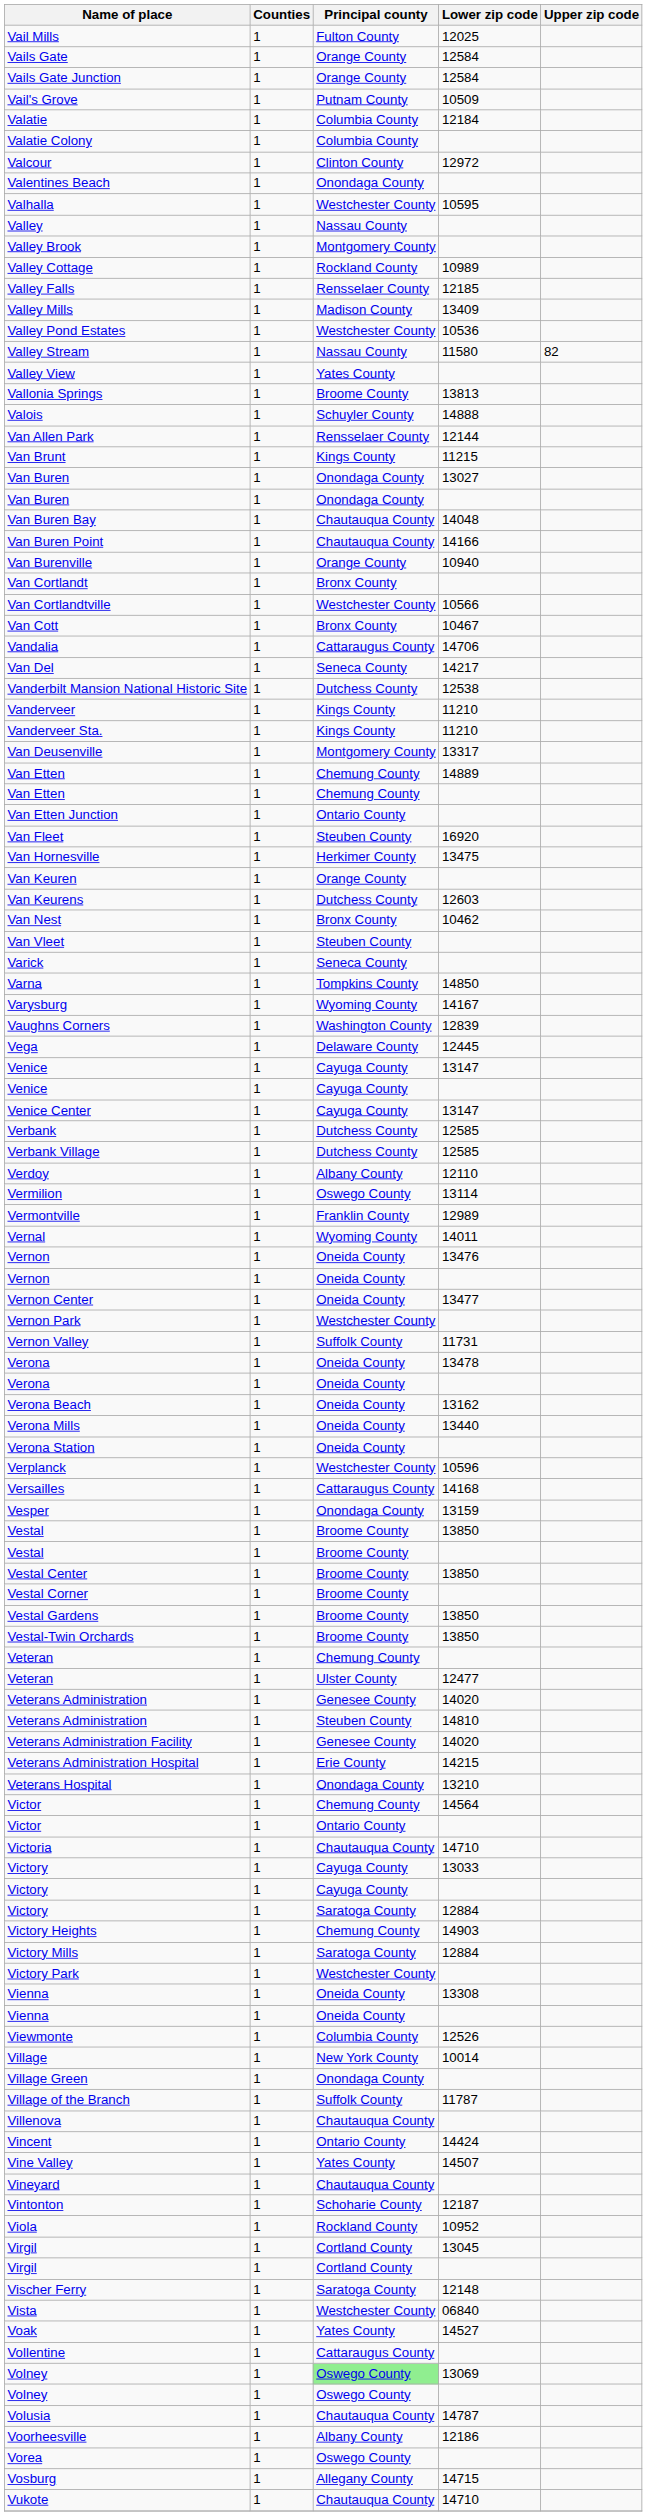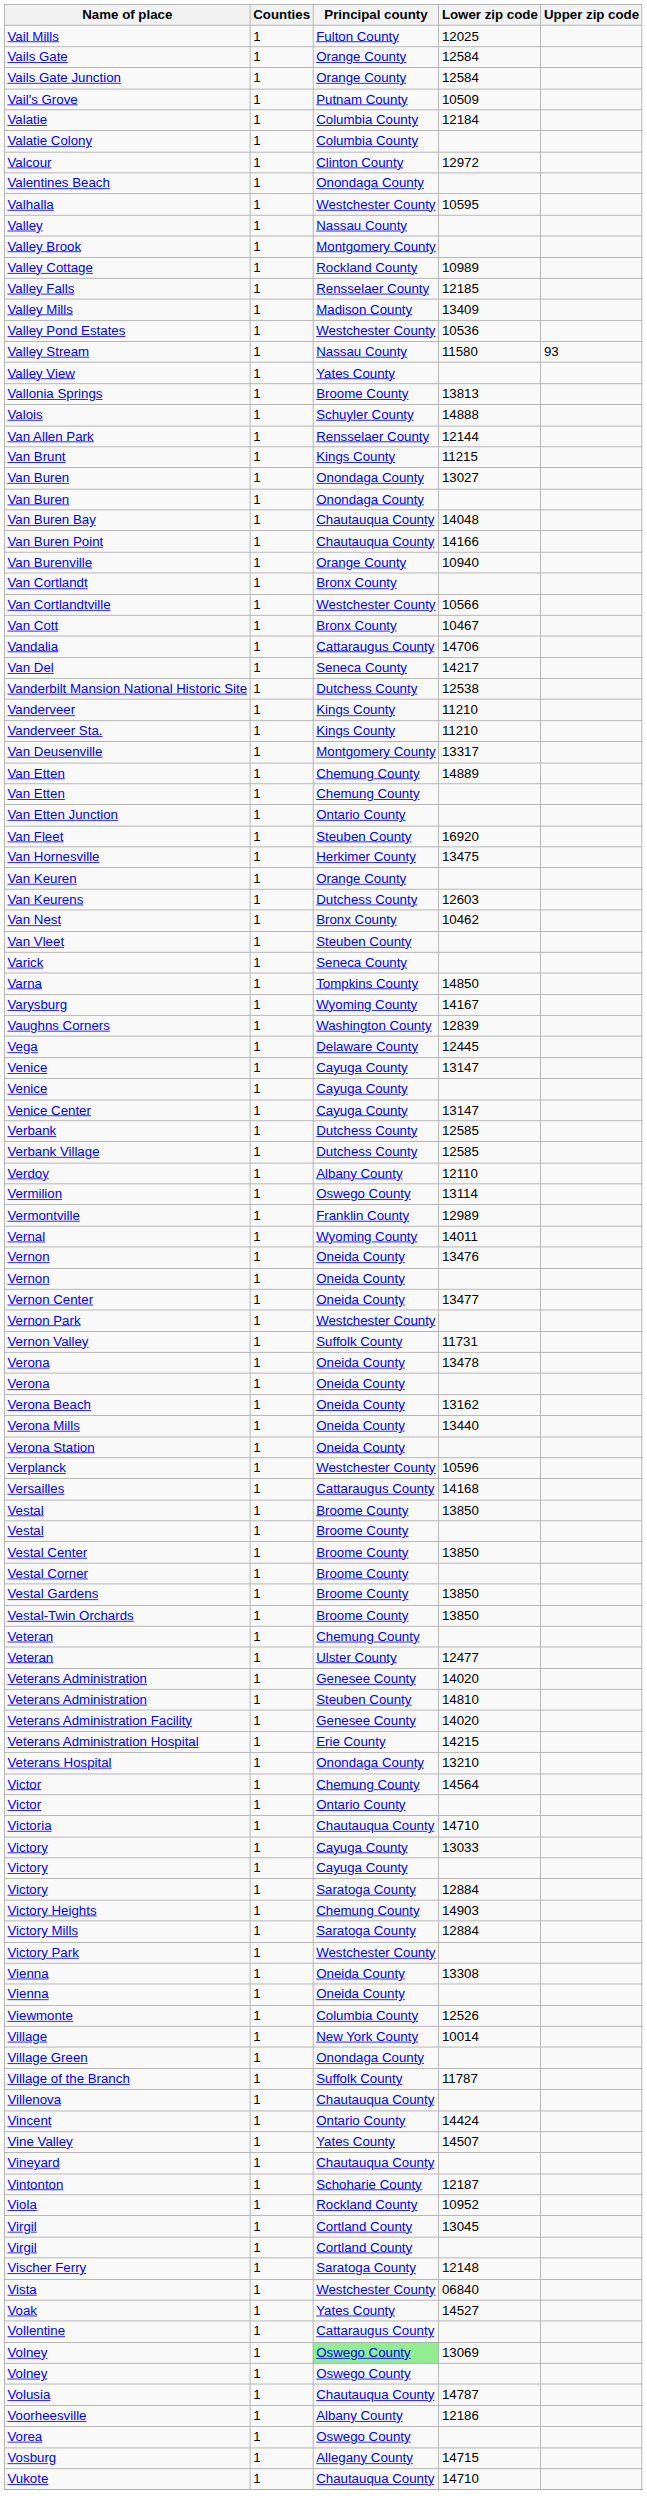(551, 352) 82 -> (551, 352) 93
- row: (28, 1510)
